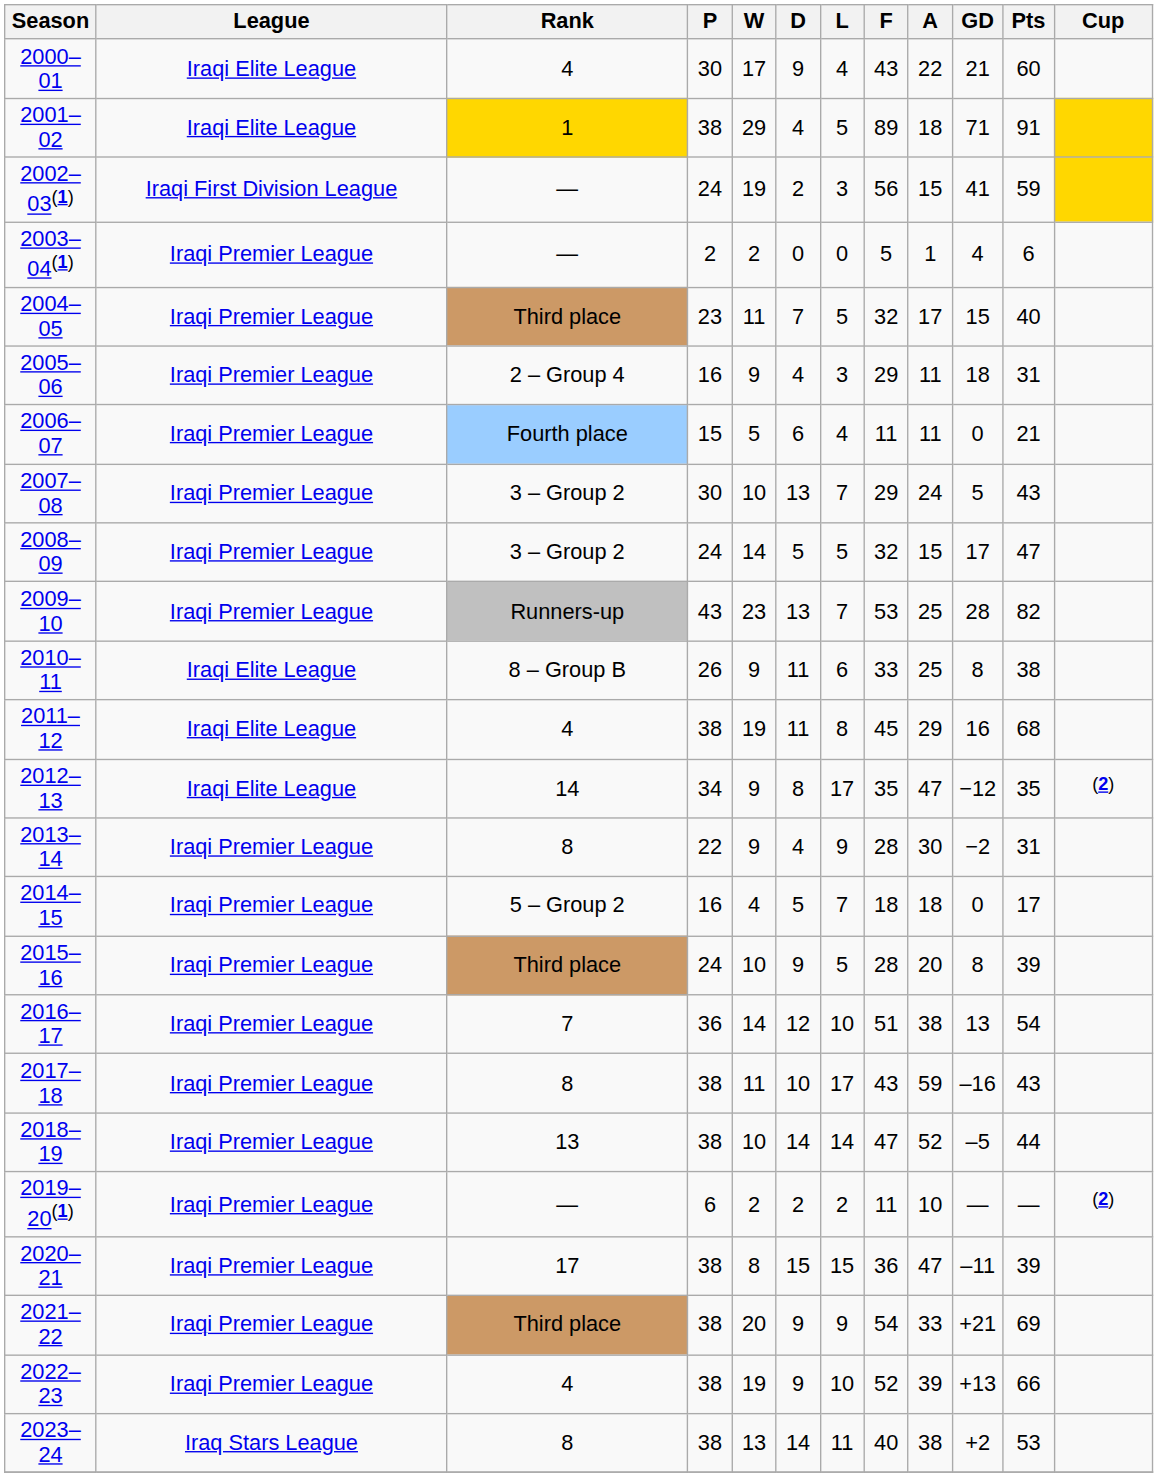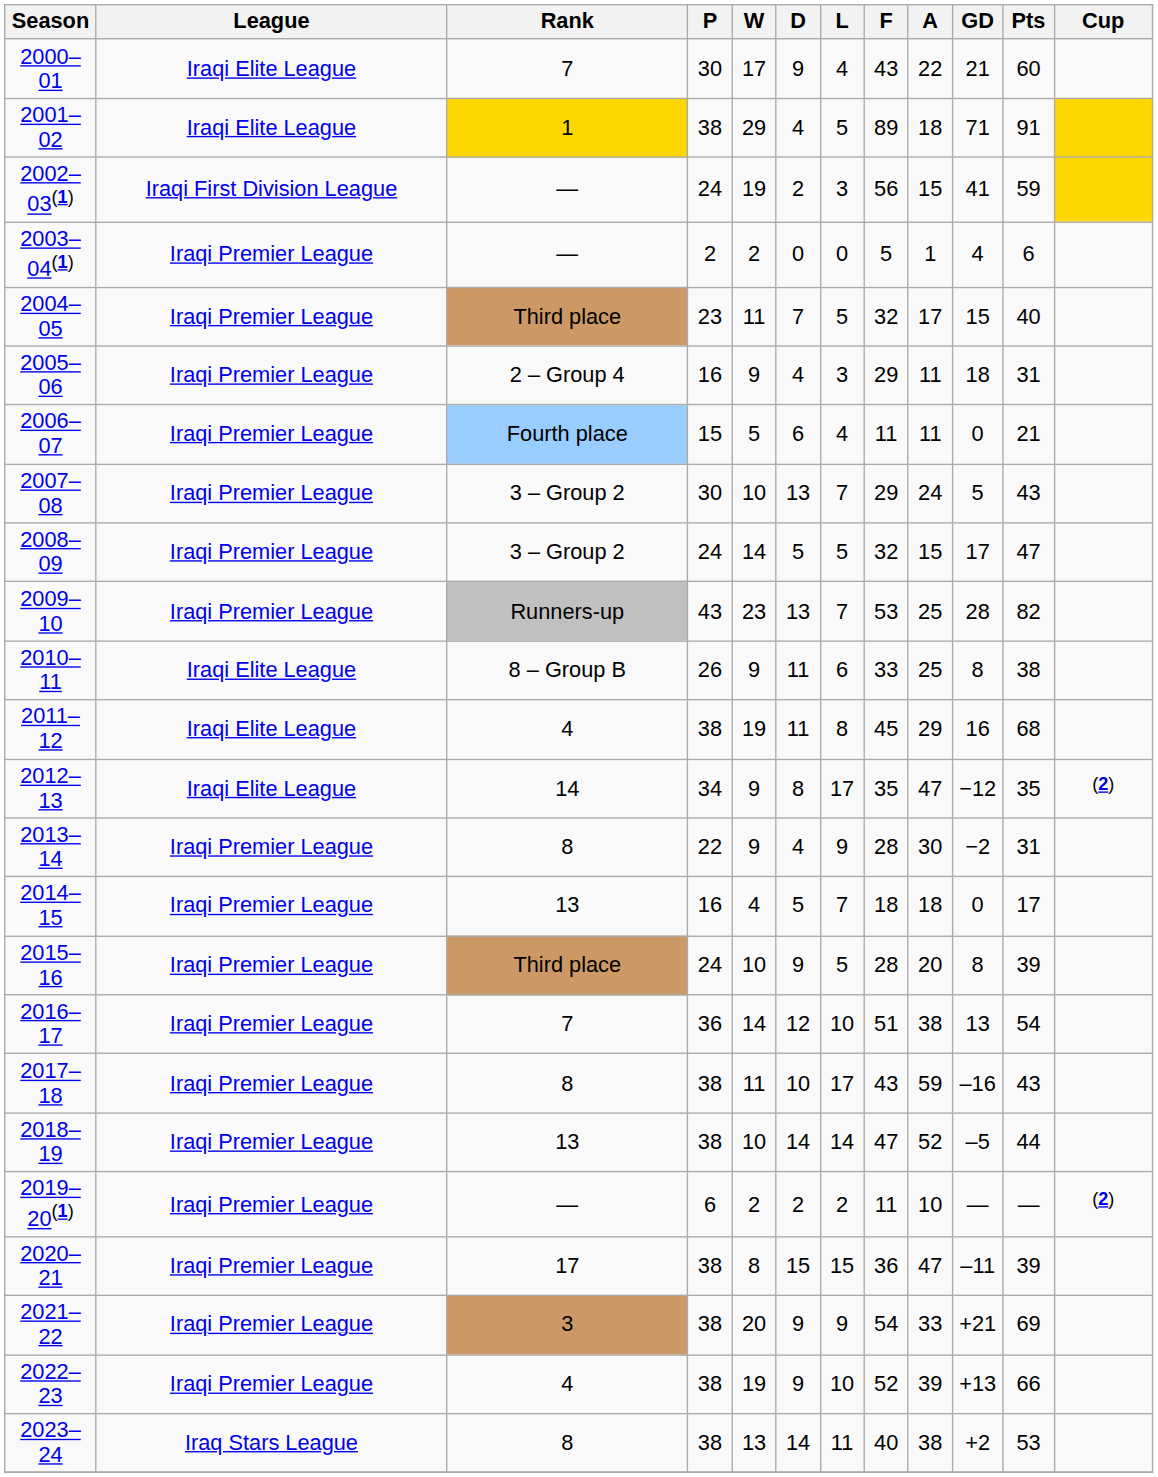(567, 68) 4 -> (567, 68) 7
(567, 906) 5 – Group 2 -> (567, 906) 13
(567, 1324) Third place -> (567, 1324) 3
